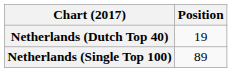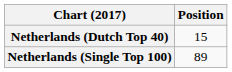(201, 36) 19 -> (201, 36) 15
